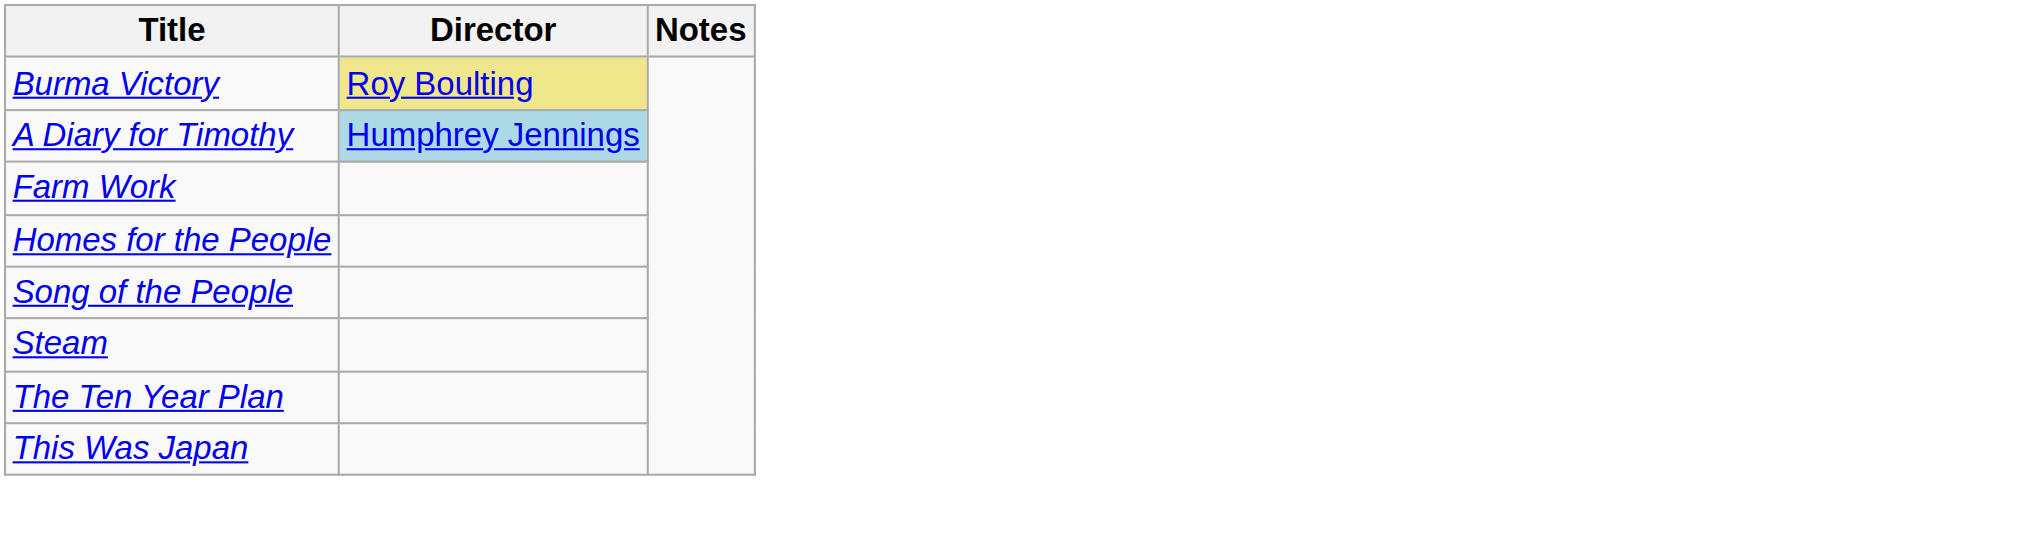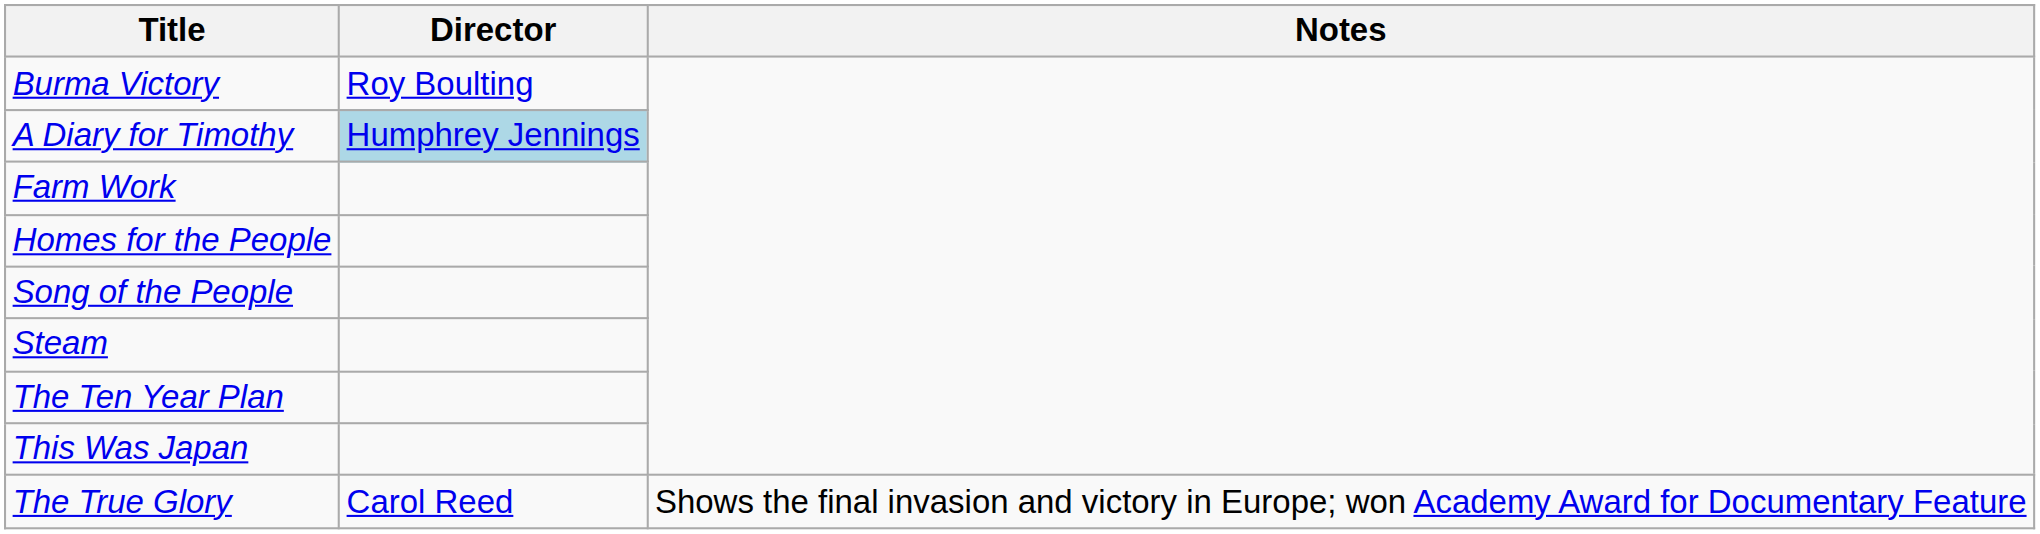(440, 82) khaki background -> (440, 82) no background
+ row: (122, 501)
